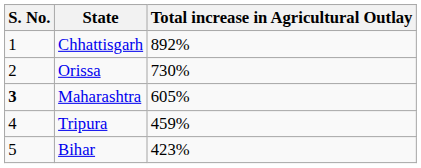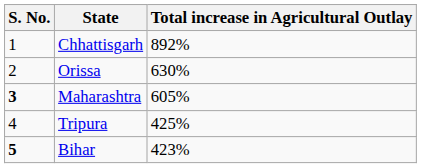(170, 70) 730% -> (170, 70) 630%
(170, 123) 459% -> (170, 123) 425%
(13, 149) normal -> (13, 149) bold
